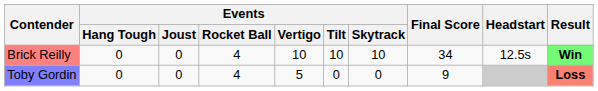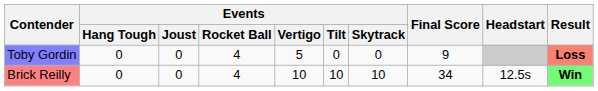rows swapped: (39, 55) <-> (42, 75)
